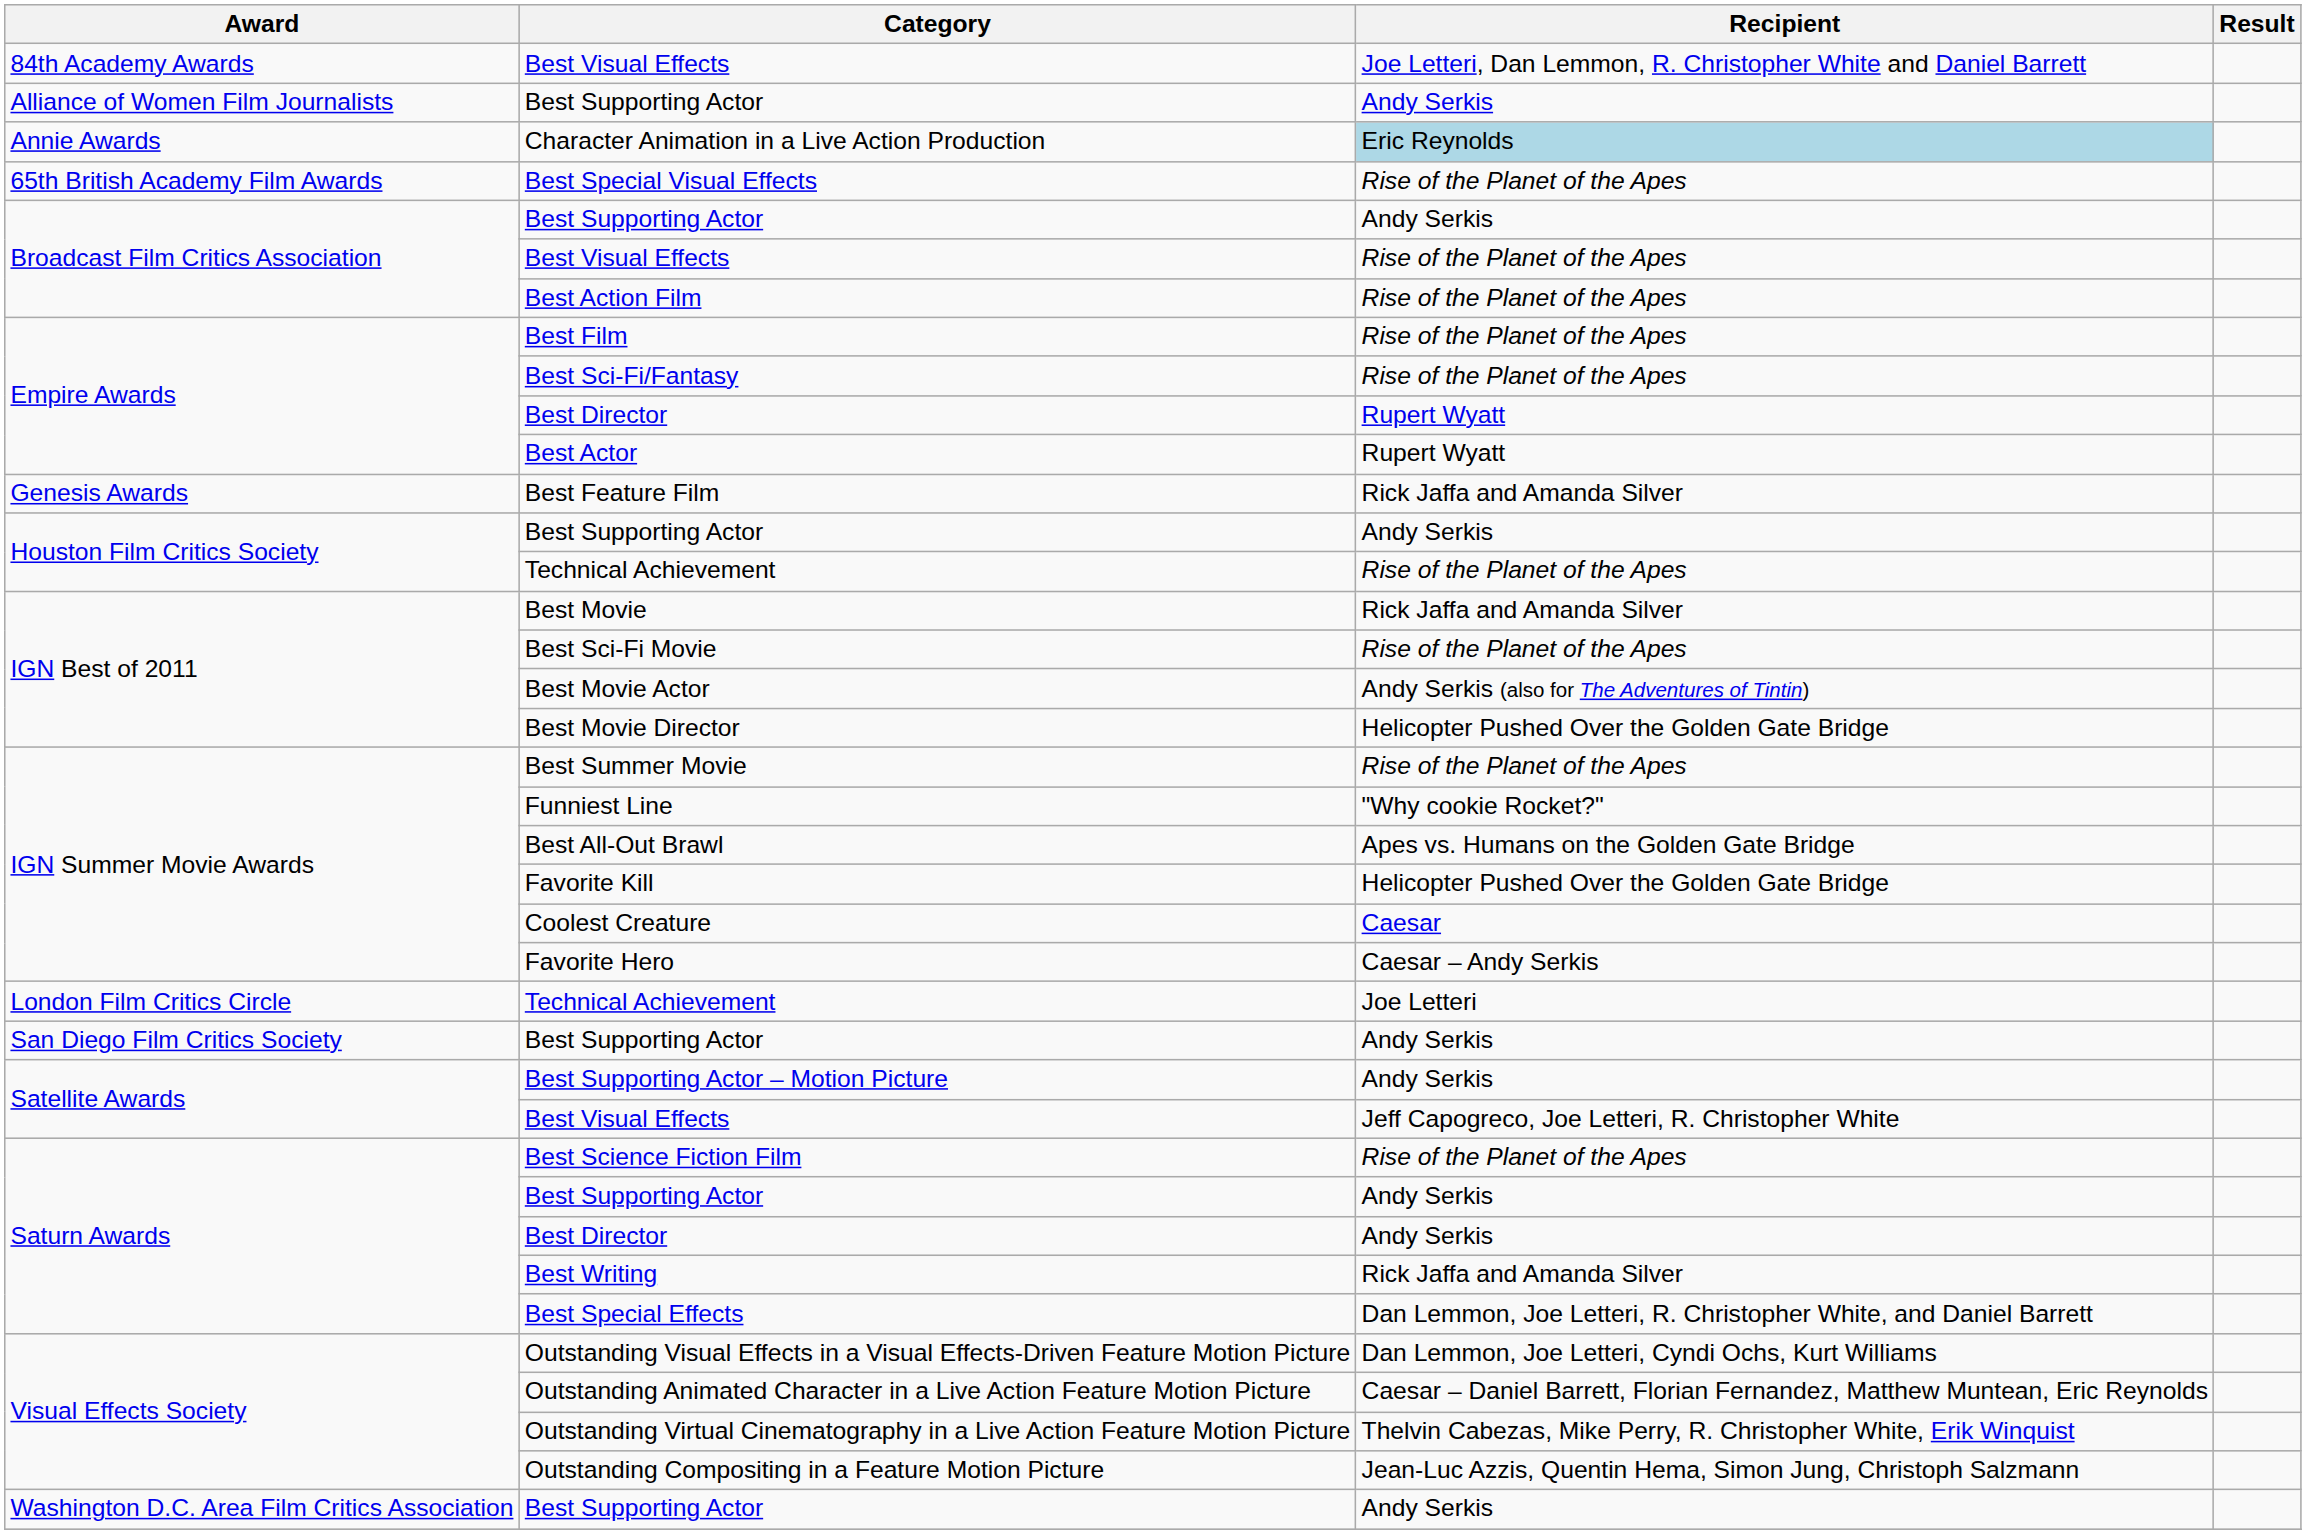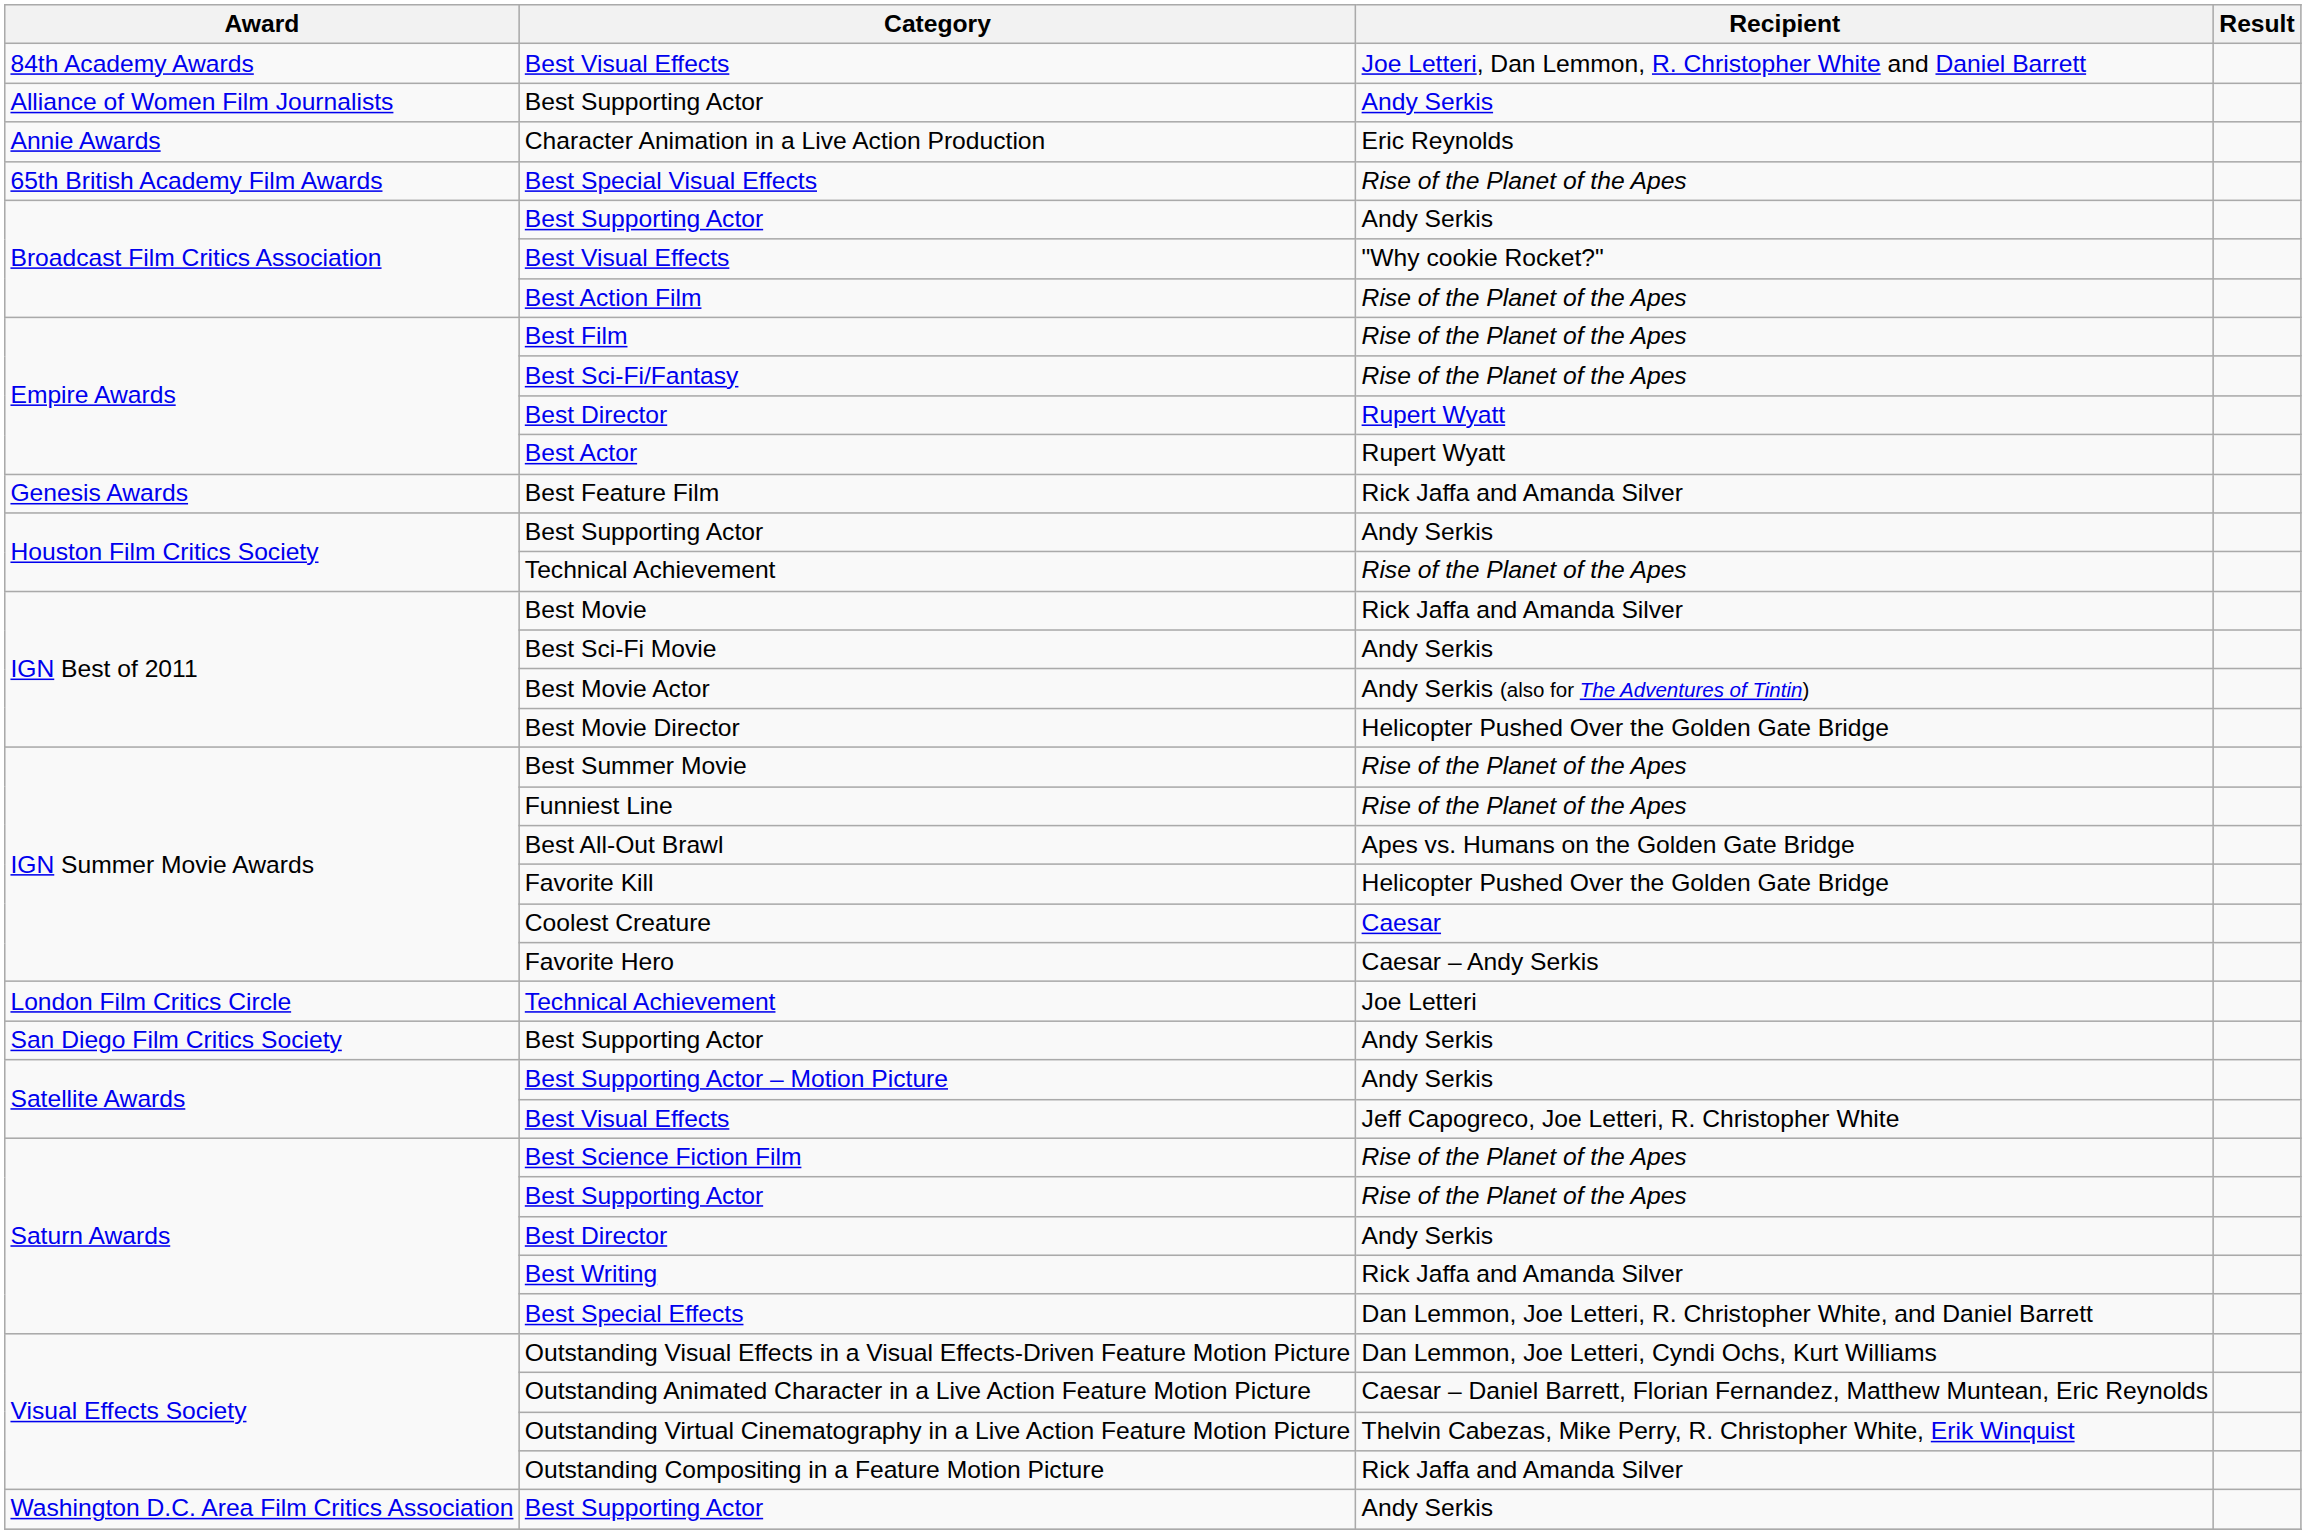(1438, 141) lightblue background -> (1438, 141) no background
(1524, 258) Rise of the Planet of the Apes -> (1483, 258) "Why cookie Rocket?"
(1524, 649) Rise of the Planet of the Apes -> (1427, 649) Andy Serkis
(1483, 805) "Why cookie Rocket?" -> (1524, 805) Rise of the Planet of the Apes
(1427, 1196) Andy Serkis -> (1524, 1196) Rise of the Planet of the Apes
(1720, 1469) Jean-Luc Azzis, Quentin Hema, Simon Jung, Christoph Salzmann -> (1522, 1469) Rick Jaffa and Amanda Silver
